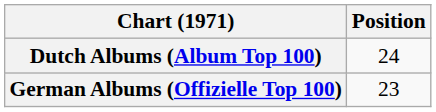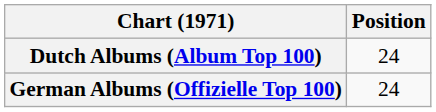(389, 89) 23 -> (389, 89) 24
